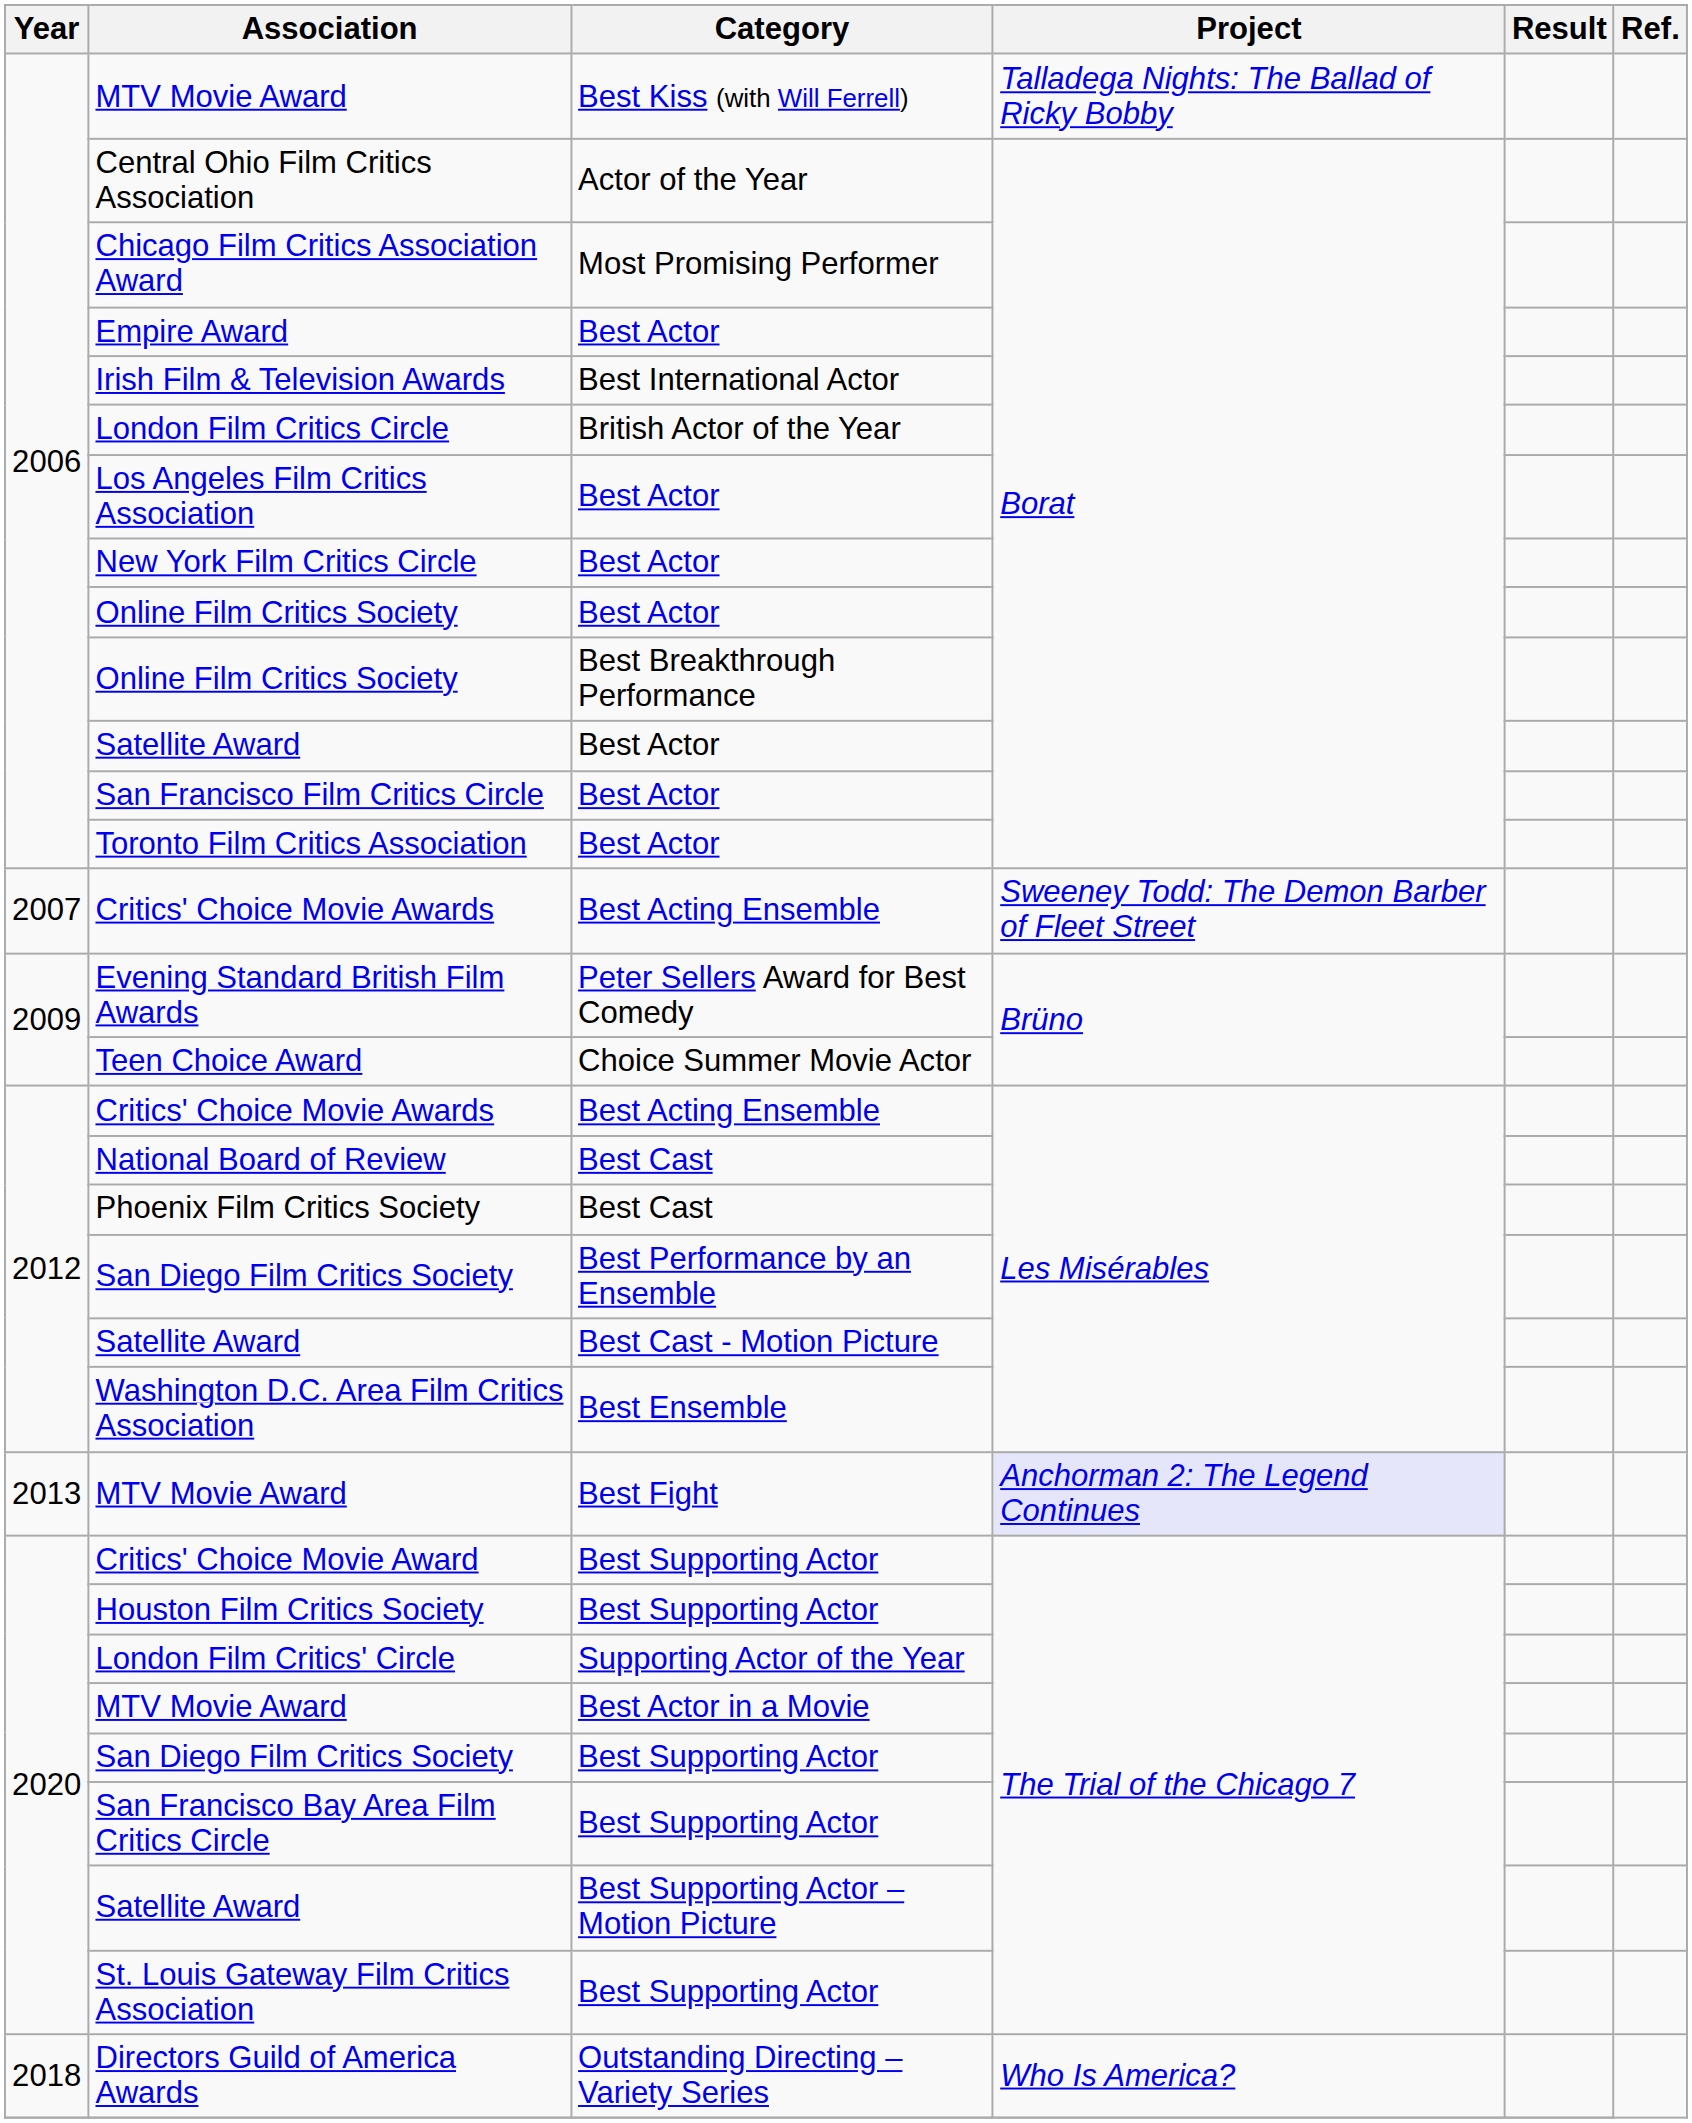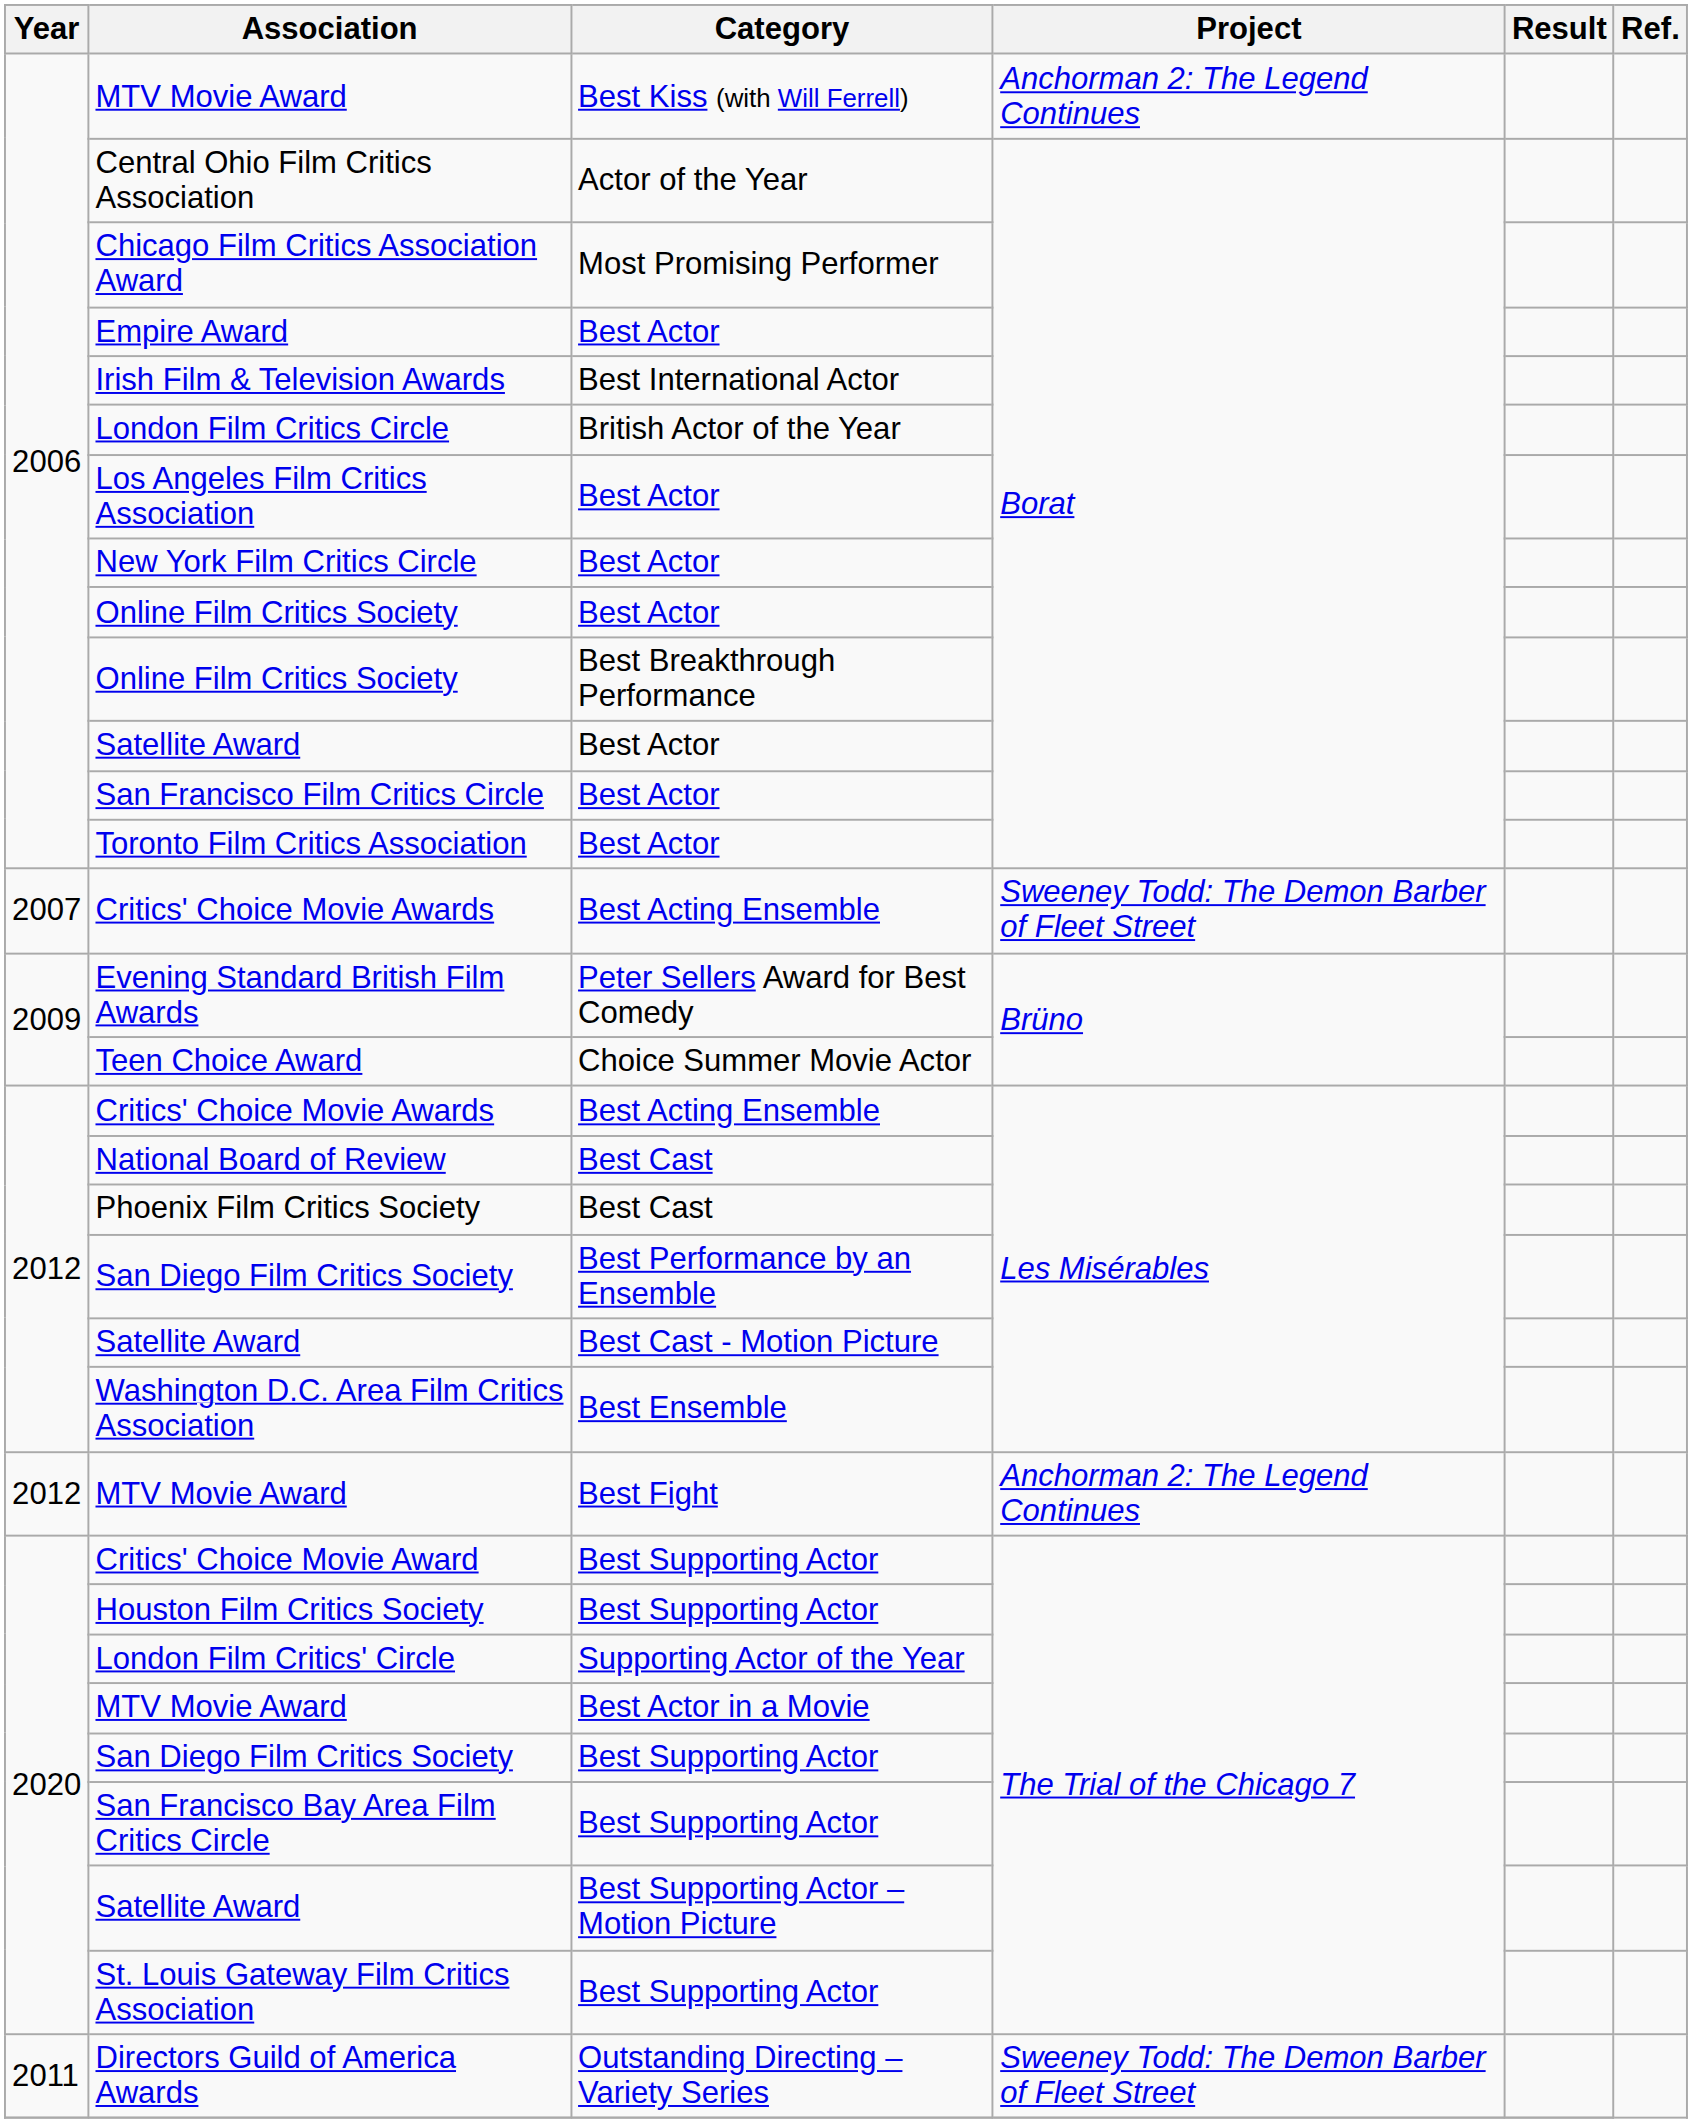(1215, 95) Talladega Nights: The Ballad of Ricky Bobby -> (1184, 95) Anchorman 2: The Legend Continues
(47, 1493) 2013 -> (47, 1493) 2012
(1184, 1493) lavender background -> (1184, 1493) no background
(47, 2075) 2018 -> (45, 2075) 2011
(1118, 2075) Who Is America? -> (1243, 2075) Sweeney Todd: The Demon Barber of Fleet Street
